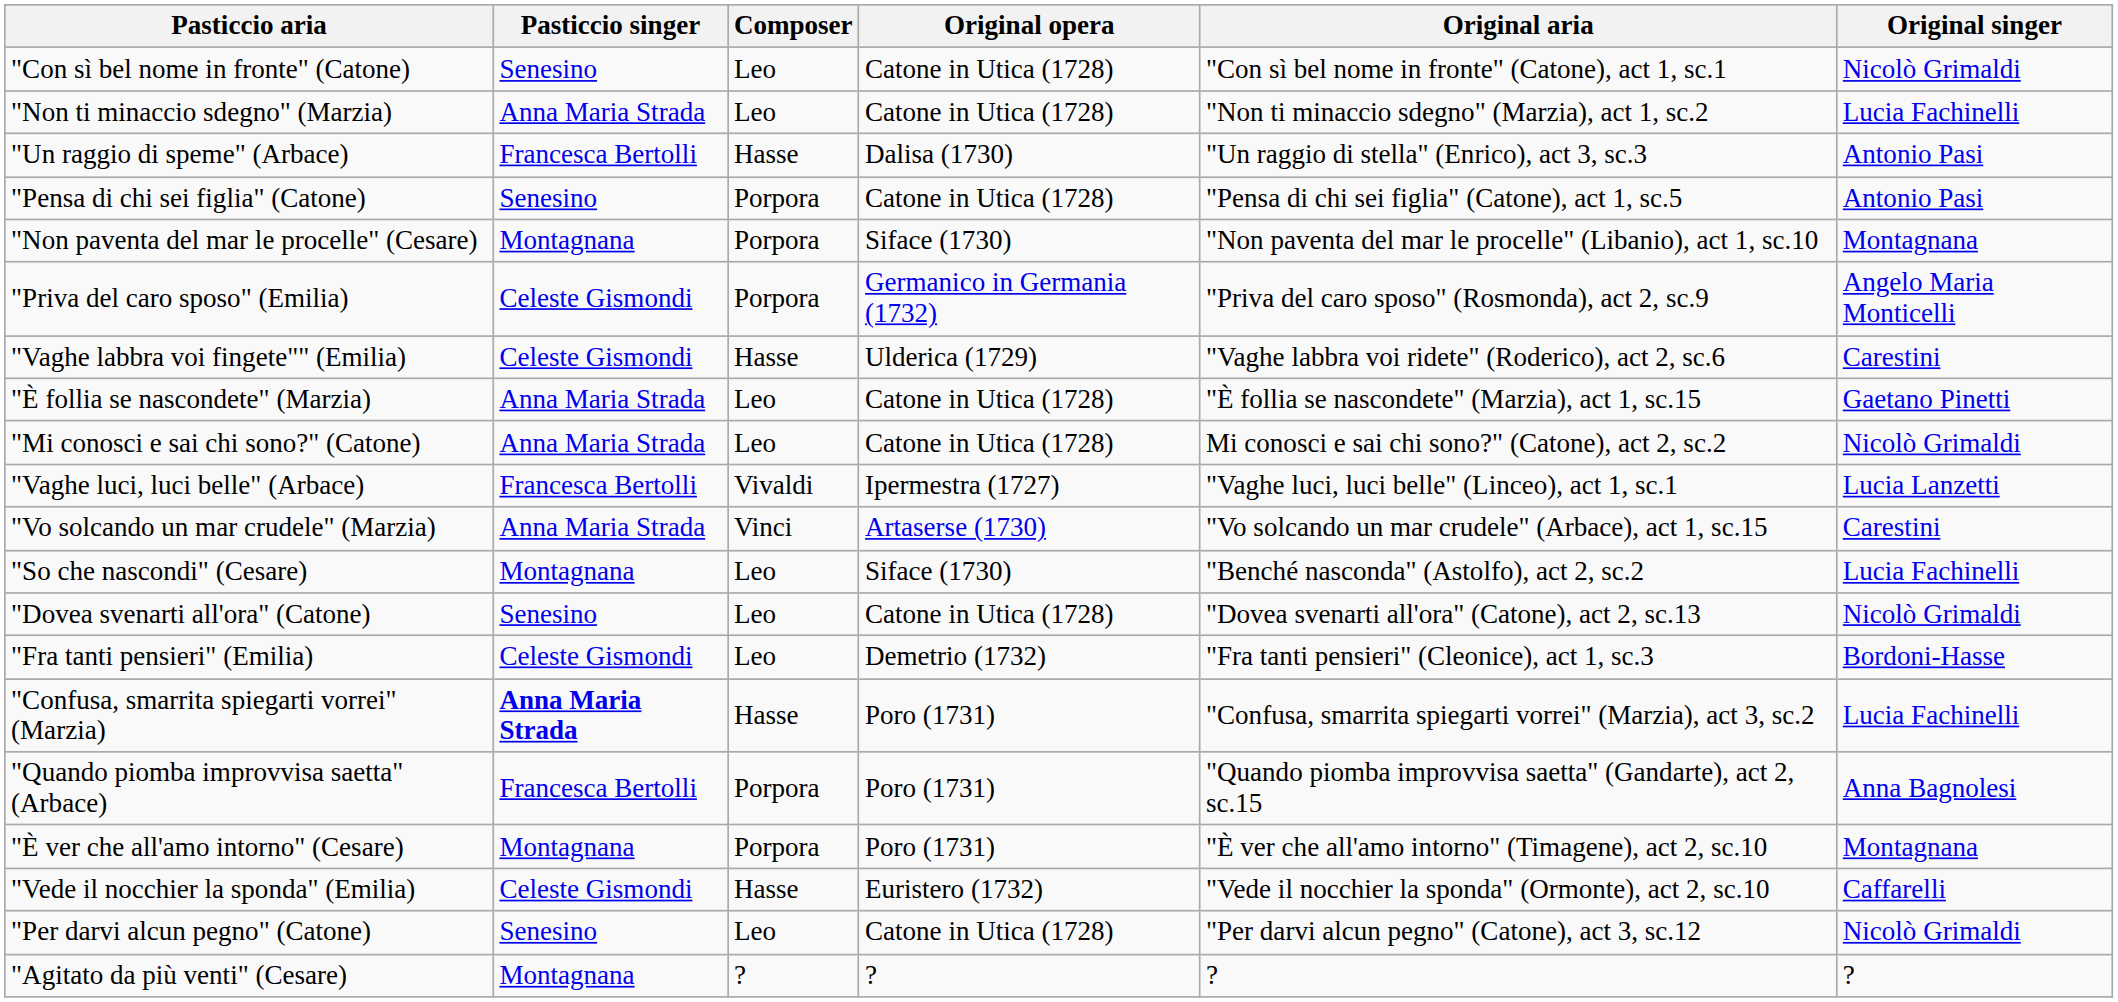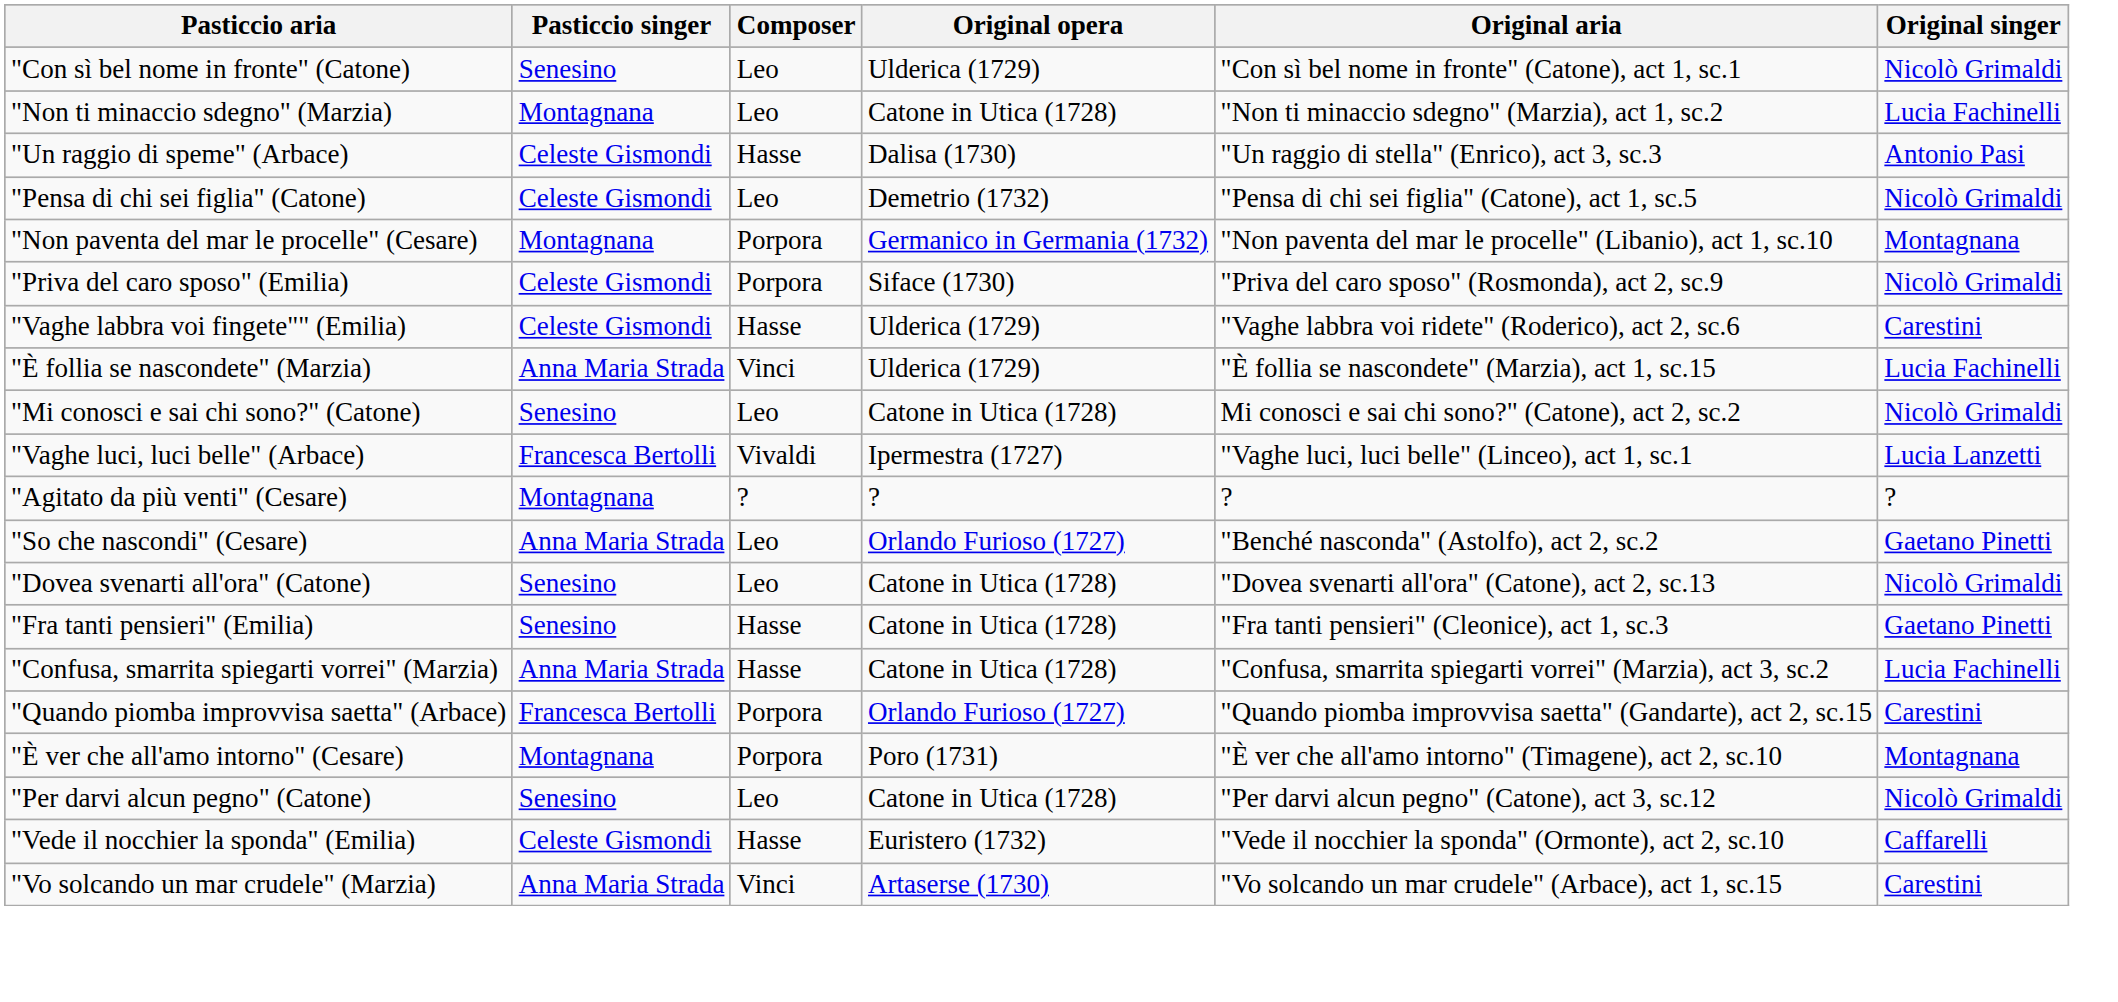(989, 68) Catone in Utica (1728) -> (954, 68) Ulderica (1729)
(602, 111) Anna Maria Strada -> (586, 111) Montagnana
(598, 154) Francesca Bertolli -> (615, 154) Celeste Gismondi
(548, 197) Senesino -> (615, 197) Celeste Gismondi
(777, 197) Porpora -> (758, 197) Leo
(989, 197) Catone in Utica (1728) -> (958, 197) Demetrio (1732)
(1913, 197) Antonio Pasi -> (1973, 197) Nicolò Grimaldi
(938, 240) Siface (1730) -> (1038, 240) Germanico in Germania (1732)
(996, 298) Germanico in Germania (1732) -> (941, 283) Siface (1730)
(1918, 298) Angelo Maria Monticelli -> (1973, 283) Nicolò Grimaldi
(755, 399) Leo -> (766, 369) Vinci
(989, 399) Catone in Utica (1728) -> (954, 369) Ulderica (1729)
(1927, 399) Gaetano Pinetti -> (1973, 369) Lucia Fachinelli
(602, 442) Anna Maria Strada -> (567, 411) Senesino
rows swapped: (179, 974) <-> (223, 528)
(567, 570) Montagnana -> (622, 540) Anna Maria Strada
(938, 570) Siface (1730) -> (996, 540) Orlando Furioso (1727)
(1931, 570) Lucia Fachinelli -> (1968, 540) Gaetano Pinetti
(596, 656) Celeste Gismondi -> (567, 626) Senesino
(755, 656) Leo -> (769, 626) Hasse
(956, 656) Demetrio (1732) -> (992, 626) Catone in Utica (1728)
(1924, 656) Bordoni-Hasse -> (1968, 626) Gaetano Pinetti
(570, 714) bold -> (622, 669) normal
(930, 714) Poro (1731) -> (992, 669) Catone in Utica (1728)
(930, 788) Poro (1731) -> (996, 712) Orlando Furioso (1727)
(1930, 788) Anna Bagnolesi -> (1933, 712) Carestini
rows swapped: (213, 889) <-> (191, 931)
